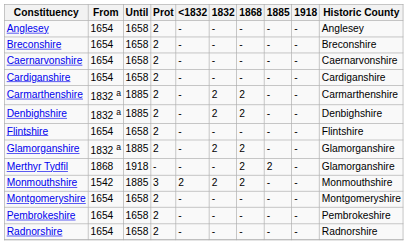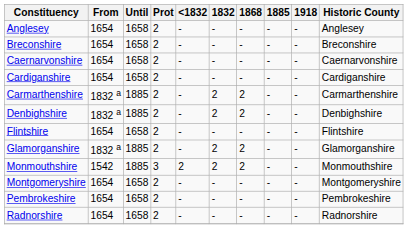- row: (37, 167)
